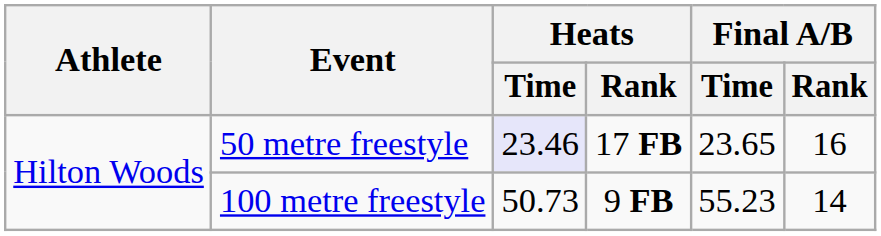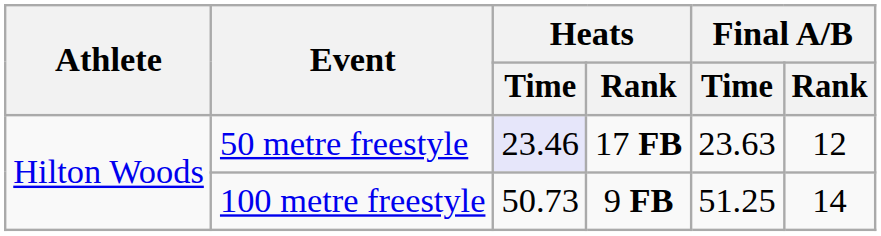(737, 143) 23.65 -> (737, 143) 23.63
(830, 143) 16 -> (830, 143) 12
(737, 200) 55.23 -> (737, 200) 51.25
